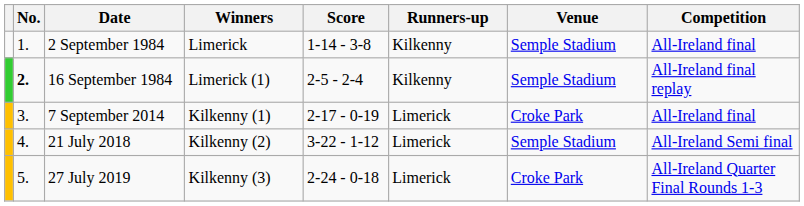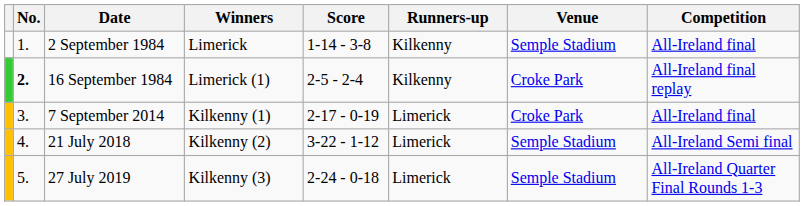(563, 80) Semple Stadium -> (547, 80) Croke Park
(547, 178) Croke Park -> (563, 178) Semple Stadium
